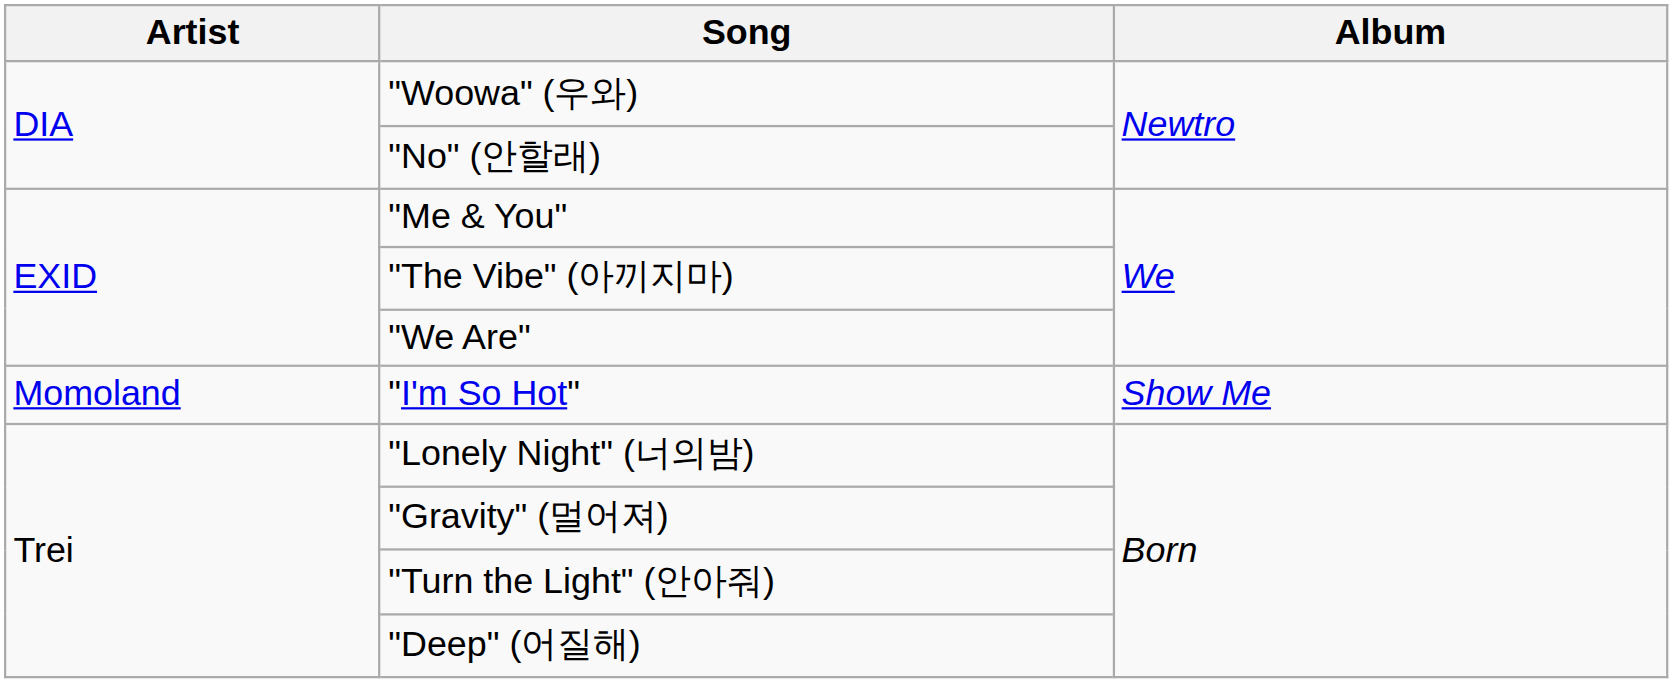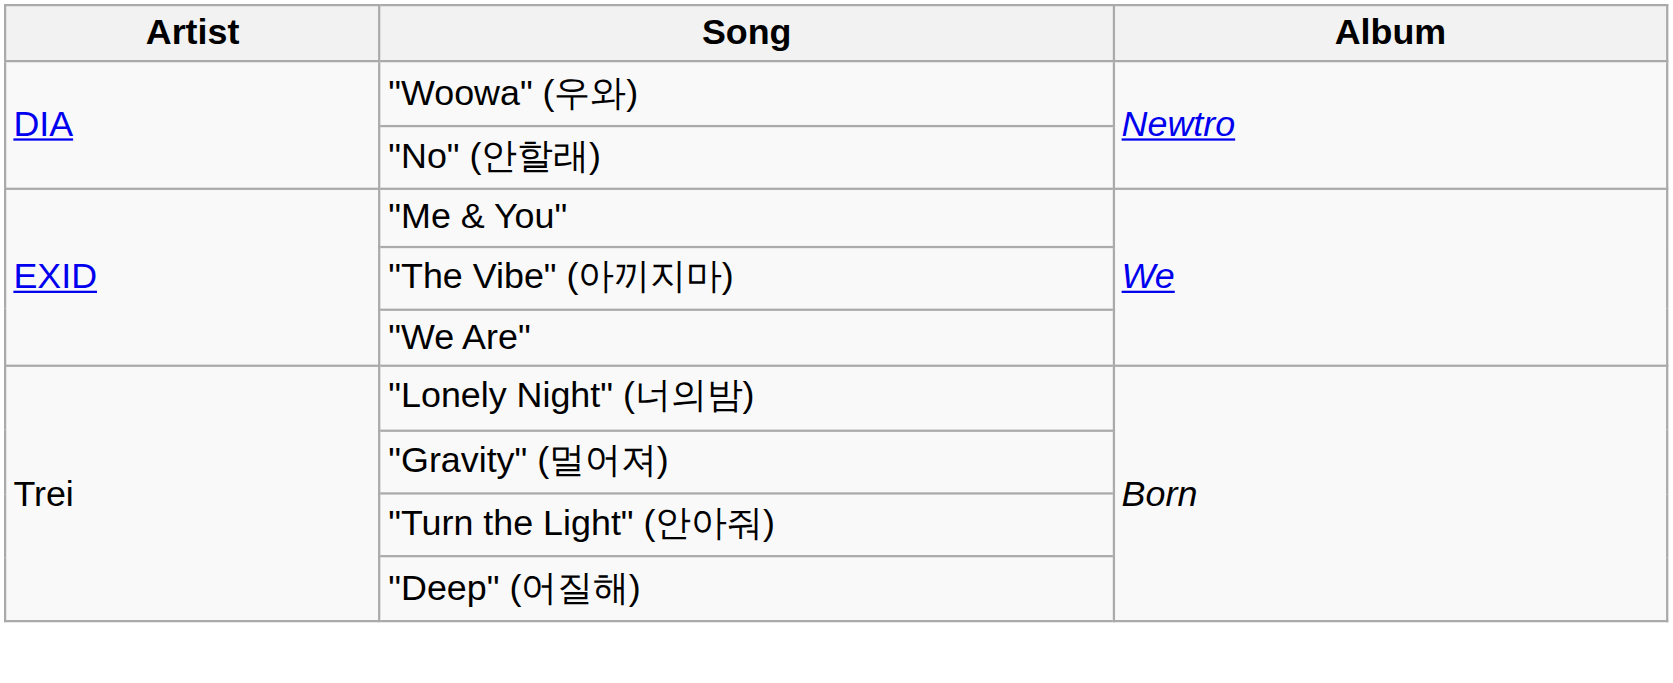- row: (484, 394)
